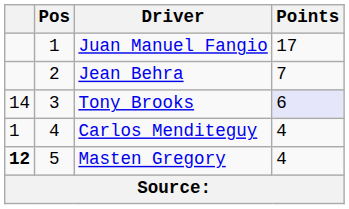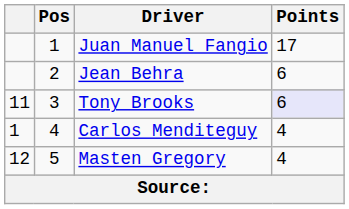(281, 76) 7 -> (281, 76) 6
(19, 104) 14 -> (19, 104) 11
(19, 161) bold -> (19, 161) normal
